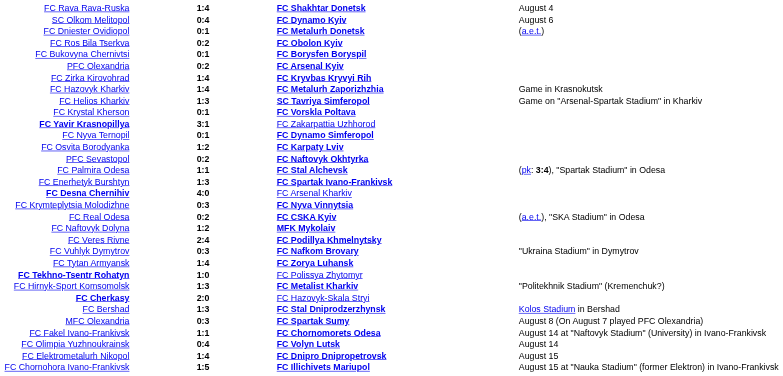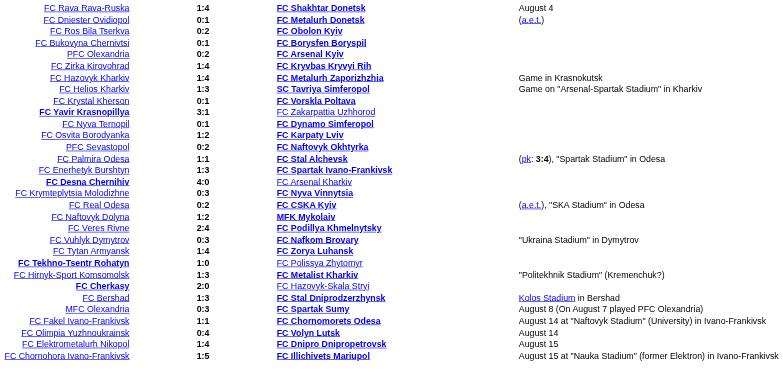- row: (91, 20)
